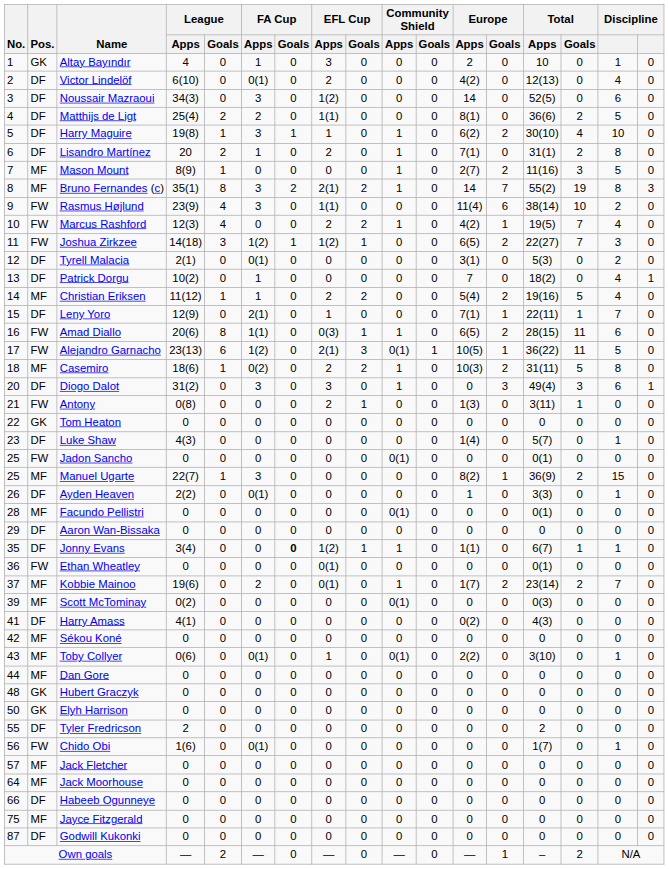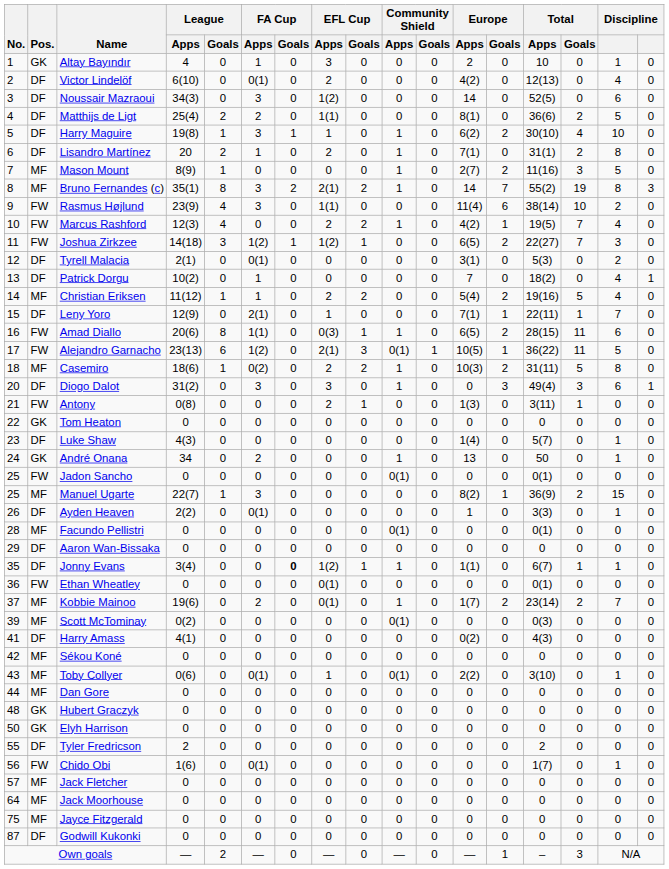+ row: (94, 458)
- row: (107, 800)
(580, 855) 2 -> (580, 855) 3
